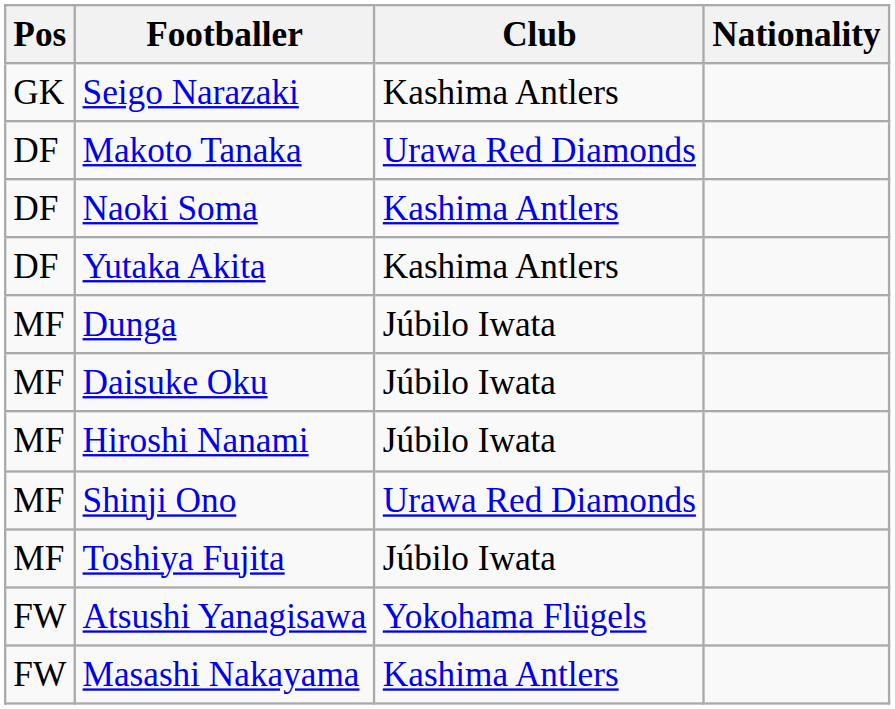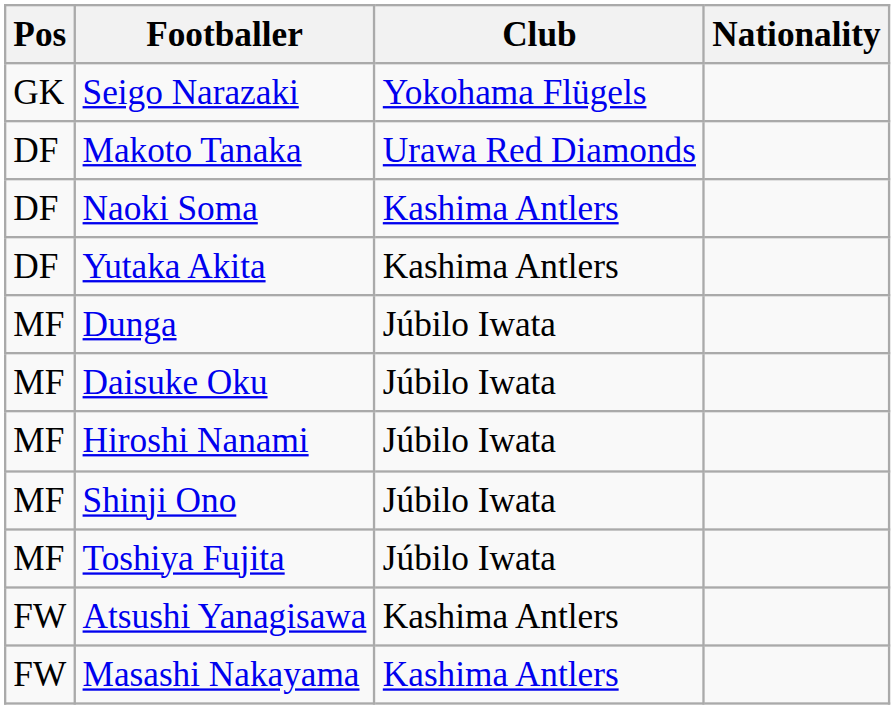(501, 91) Kashima Antlers -> (515, 91) Yokohama Flügels
(539, 498) Urawa Red Diamonds -> (469, 498) Júbilo Iwata
(515, 615) Yokohama Flügels -> (501, 615) Kashima Antlers
